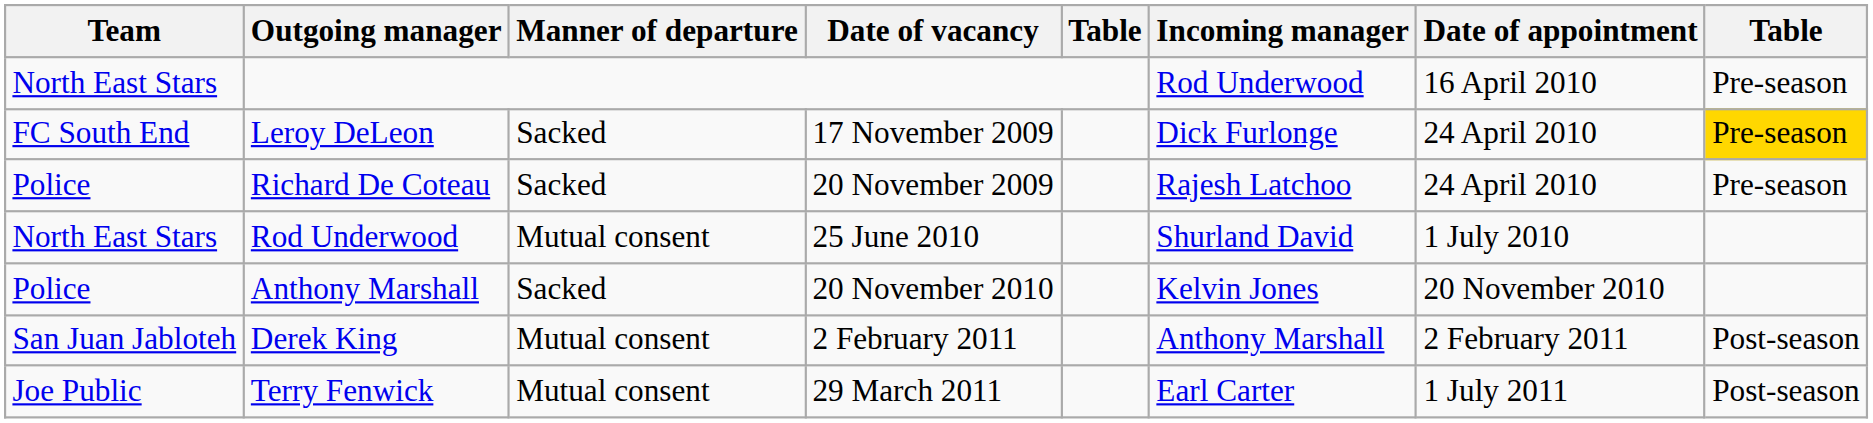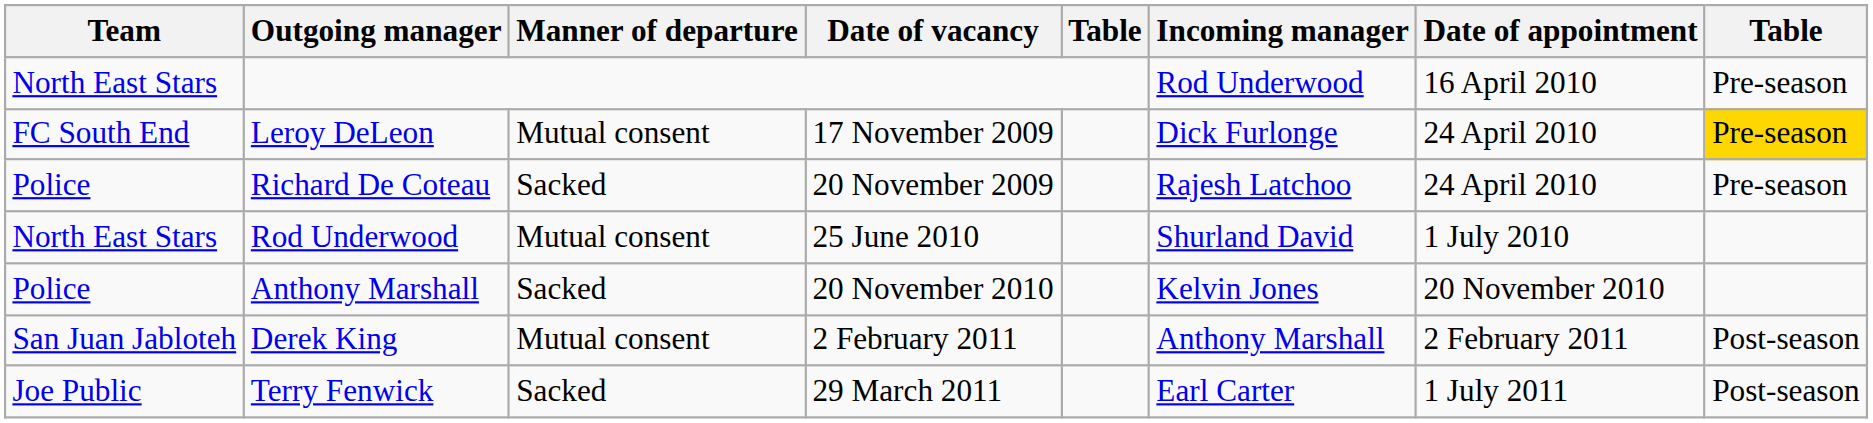(561, 133) Sacked -> (613, 133) Mutual consent
(613, 391) Mutual consent -> (561, 391) Sacked
